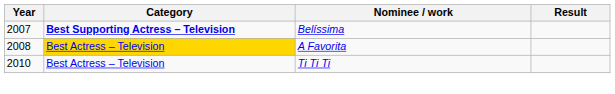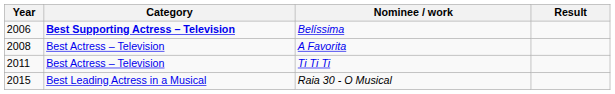(19, 30) 2007 -> (19, 30) 2006
(105, 47) gold background -> (105, 47) no background
(19, 64) 2010 -> (18, 64) 2011
+ row: (345, 81)
